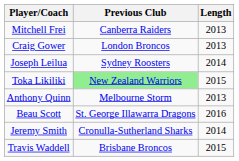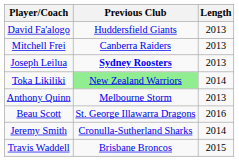+ row: (39, 30)
- row: (39, 47)
(135, 63) normal -> (135, 63) bold
(216, 63) 2014 -> (216, 63) 2013
(216, 80) 2015 -> (216, 80) 2014
